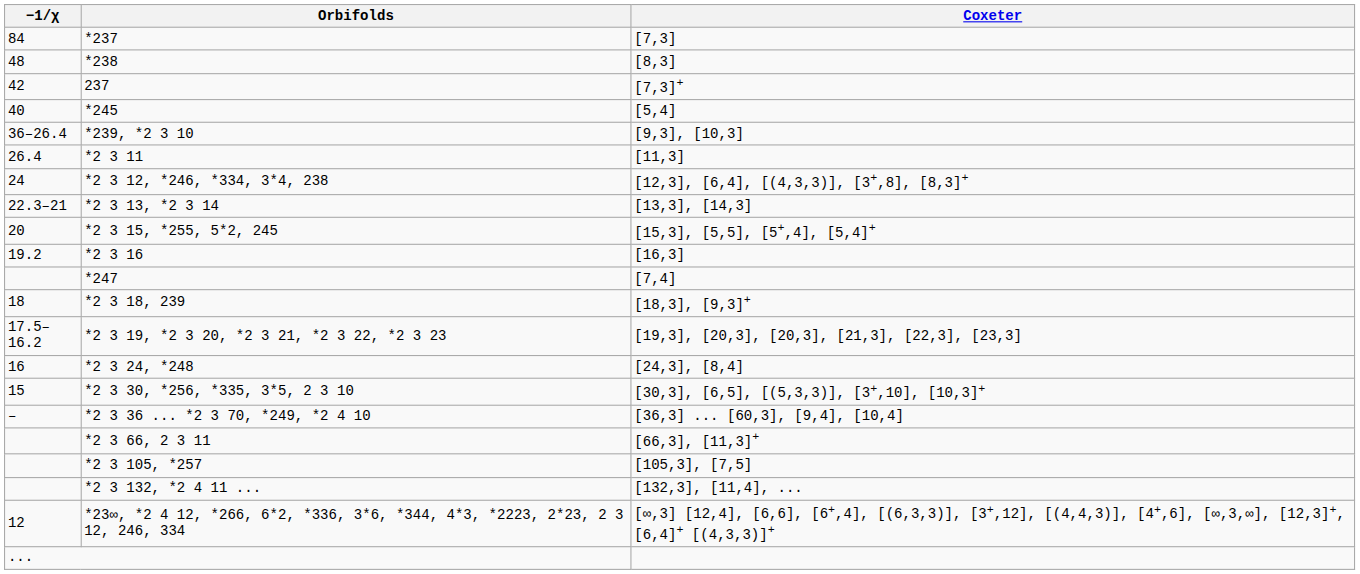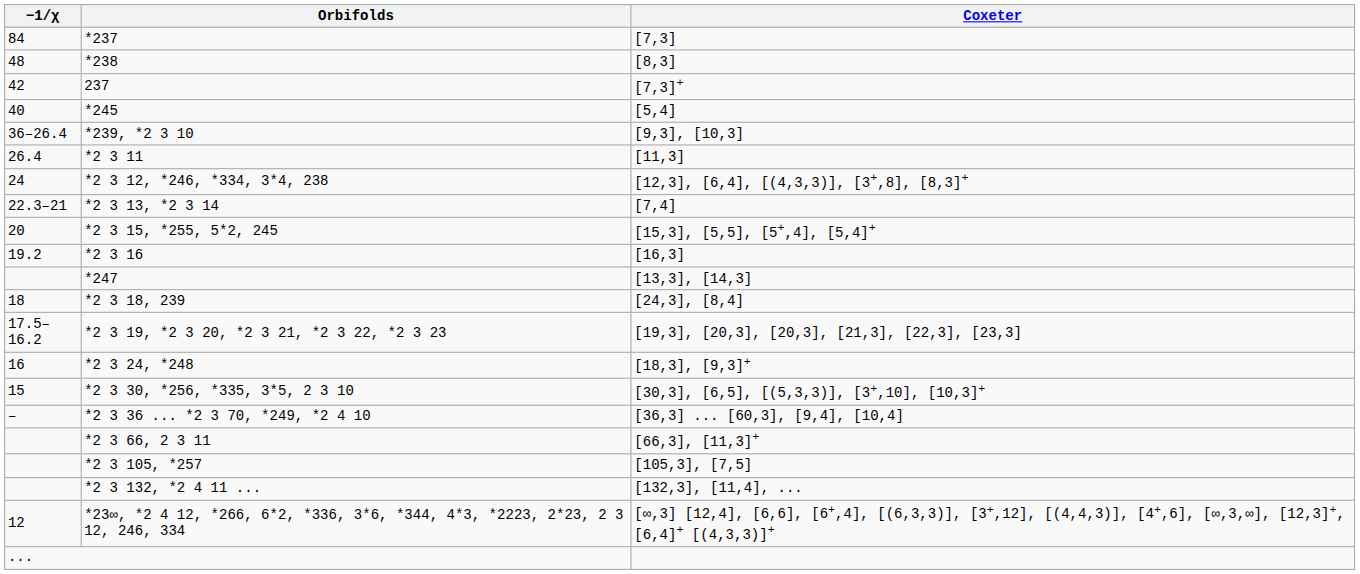(693, 206) [13,3], [14,3] -> (655, 206) [7,4]
(655, 278) [7,4] -> (693, 278) [13,3], [14,3]
(693, 303) [18,3], [9,3]+ -> (689, 301) [24,3], [8,4]
(689, 367) [24,3], [8,4] -> (693, 365) [18,3], [9,3]+
